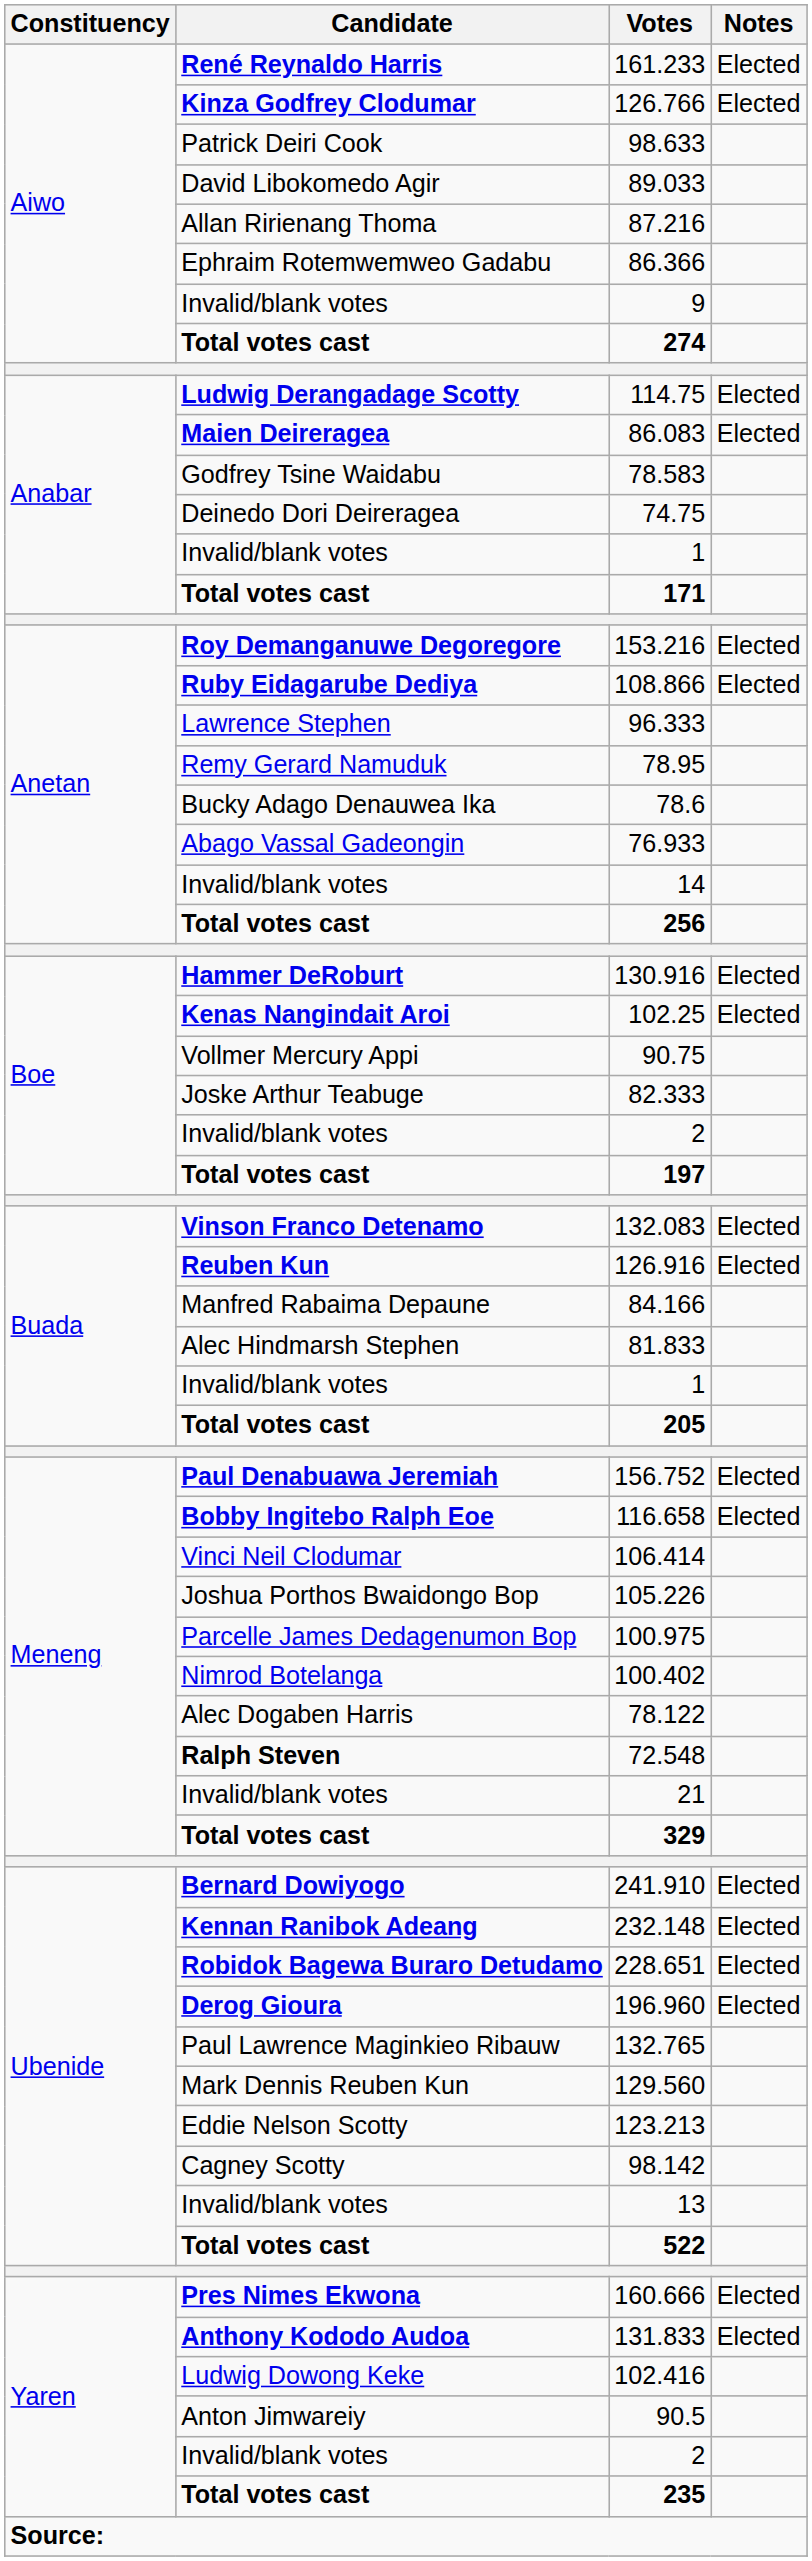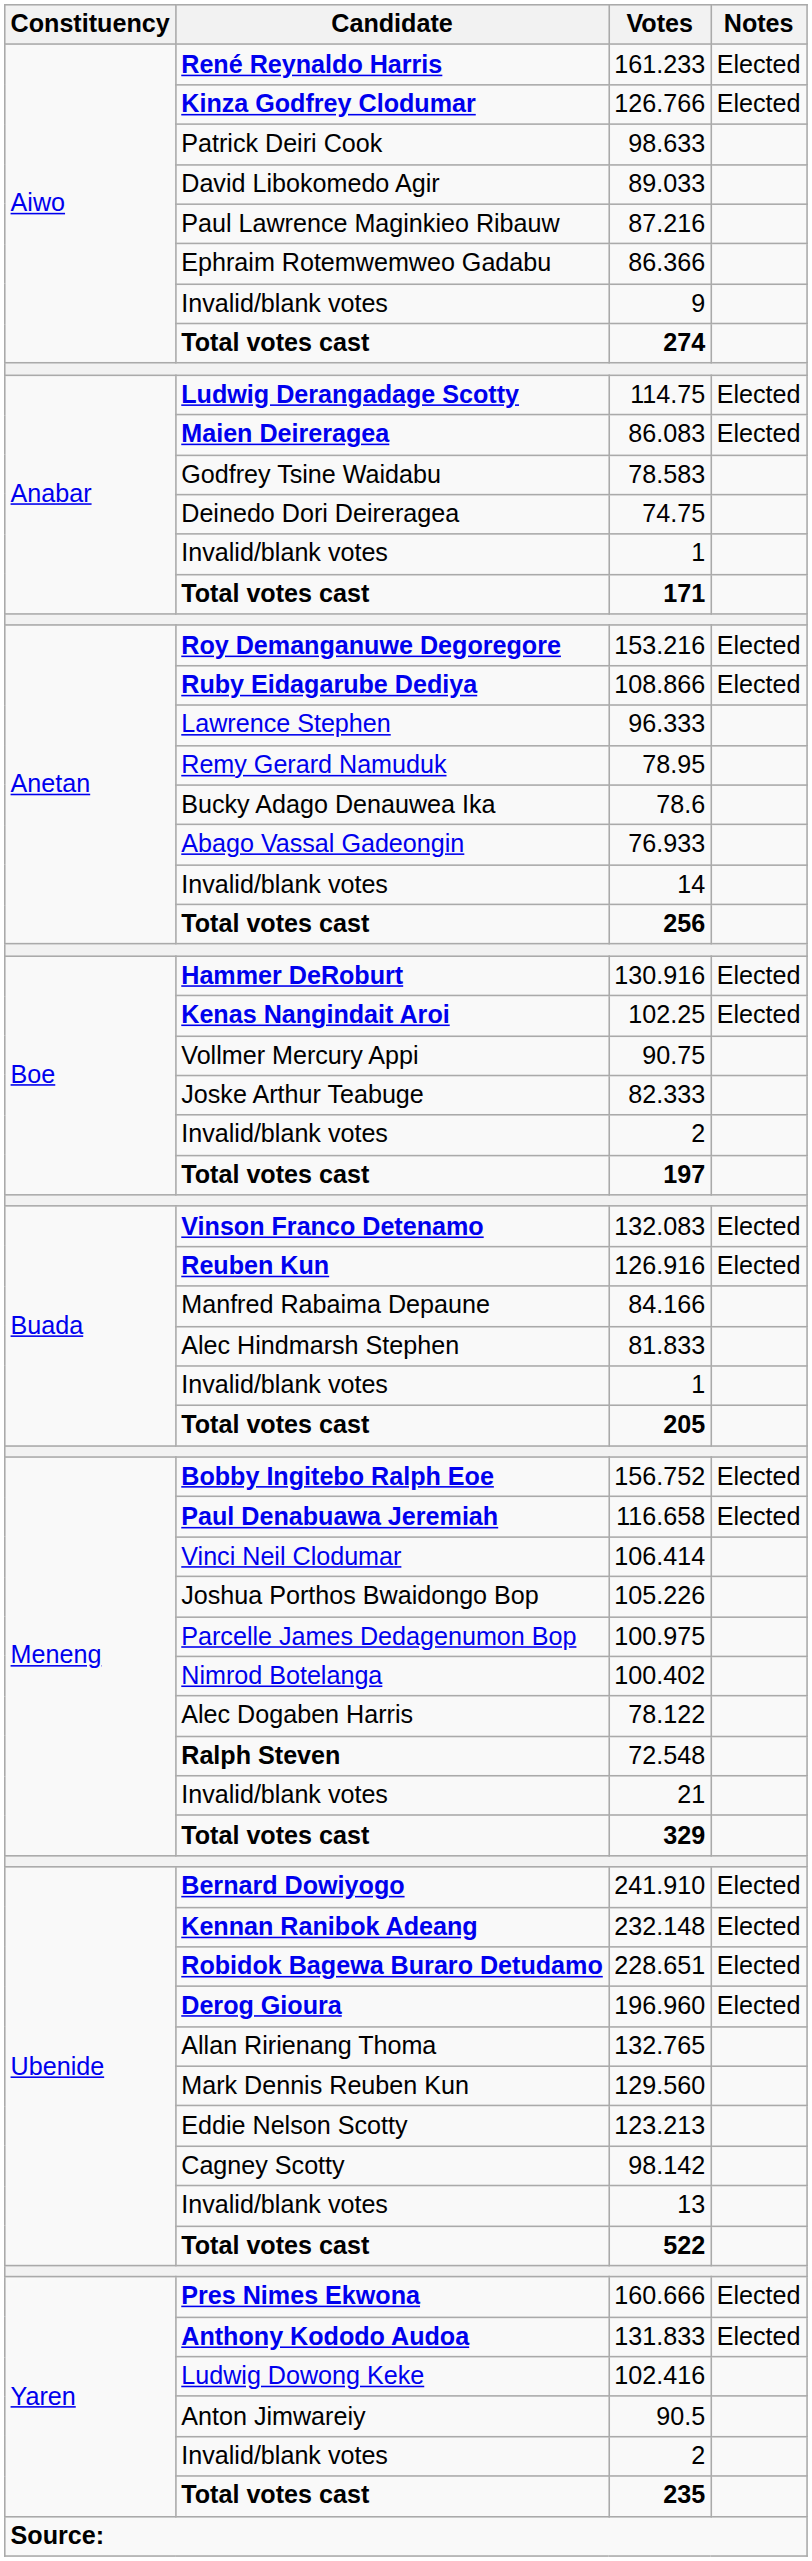(309, 223) Allan Ririenang Thoma -> (370, 223) Paul Lawrence Maginkieo Ribauw
(340, 1476) Paul Denabuawa Jeremiah -> (338, 1476) Bobby Ingitebo Ralph Eoe
(338, 1516) Bobby Ingitebo Ralph Eoe -> (340, 1516) Paul Denabuawa Jeremiah
(370, 2045) Paul Lawrence Maginkieo Ribauw -> (309, 2045) Allan Ririenang Thoma
